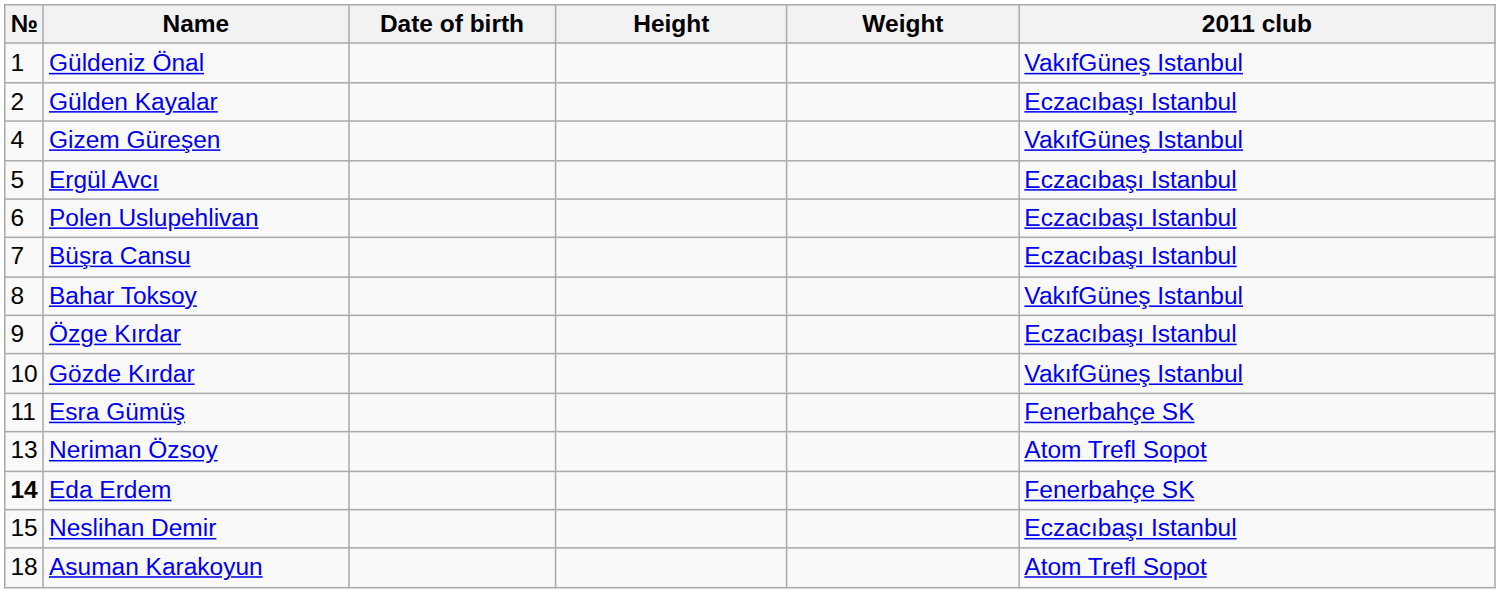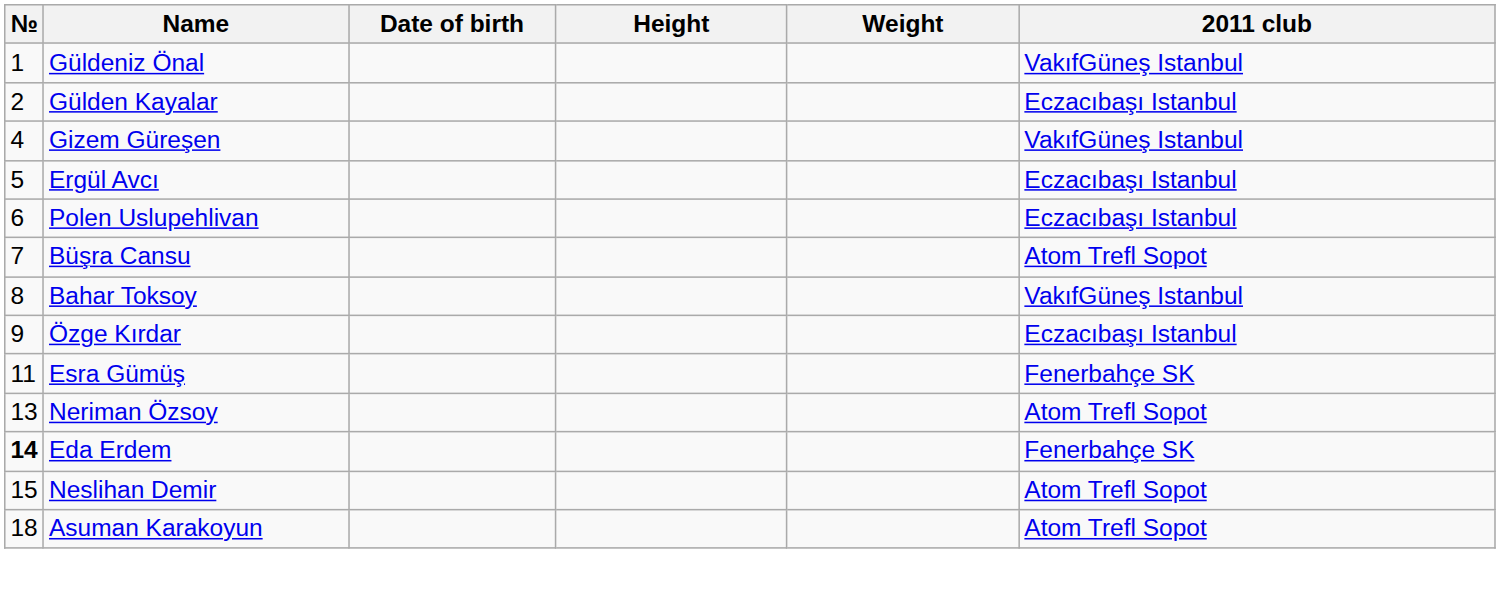(1131, 256) Eczacıbaşı Istanbul -> (1116, 256) Atom Trefl Sopot
- row: (122, 373)
(1131, 528) Eczacıbaşı Istanbul -> (1116, 489) Atom Trefl Sopot
